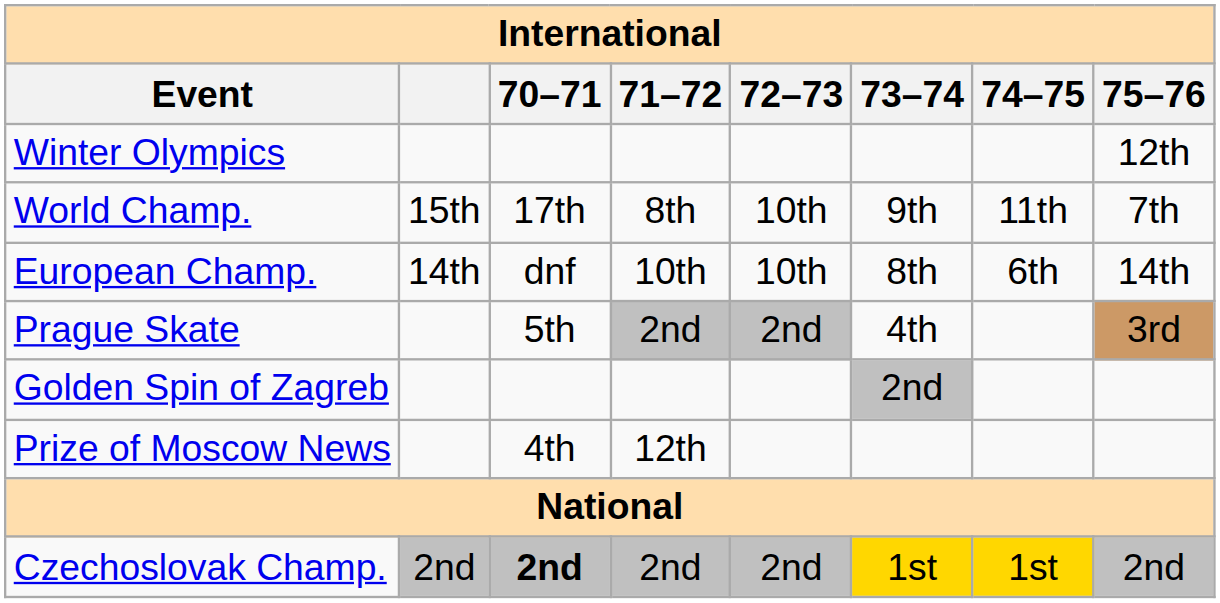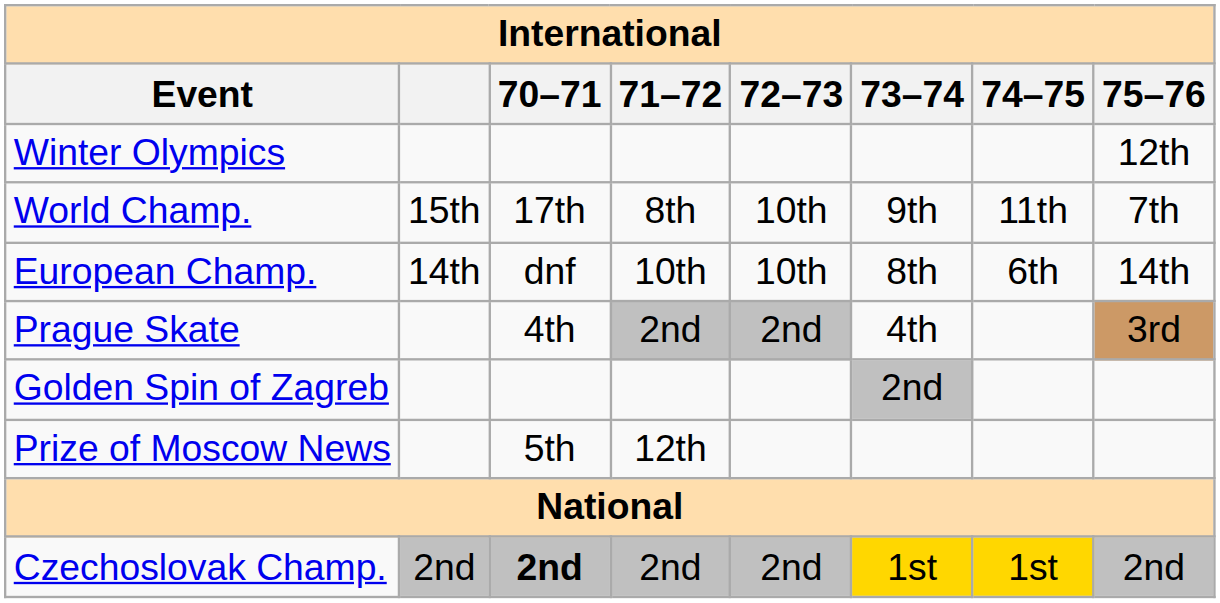(550, 329) 5th -> (550, 329) 4th
(550, 447) 4th -> (550, 447) 5th
